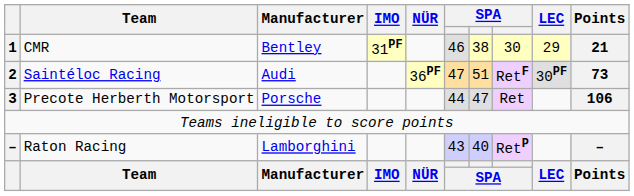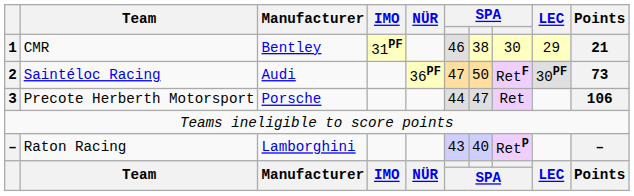(480, 75) 51 -> (480, 75) 50
